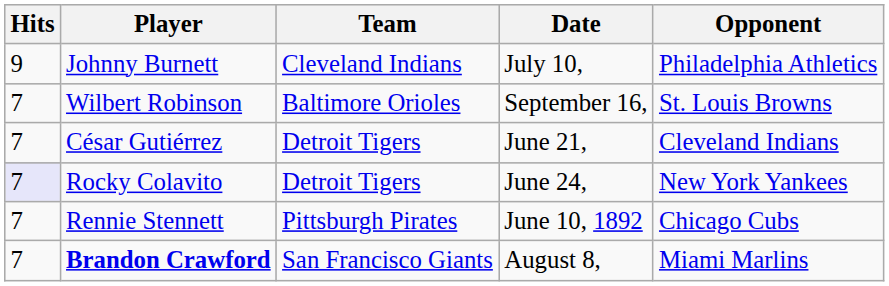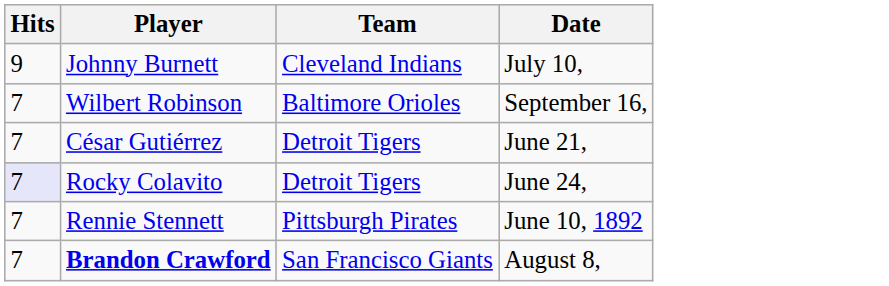- column: (768, 24)
